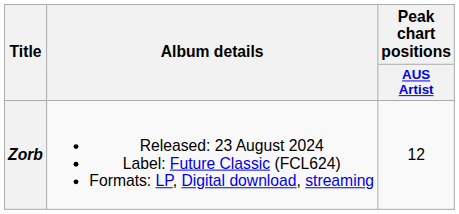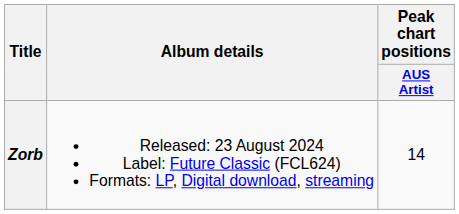(416, 154) 12 -> (416, 154) 14
